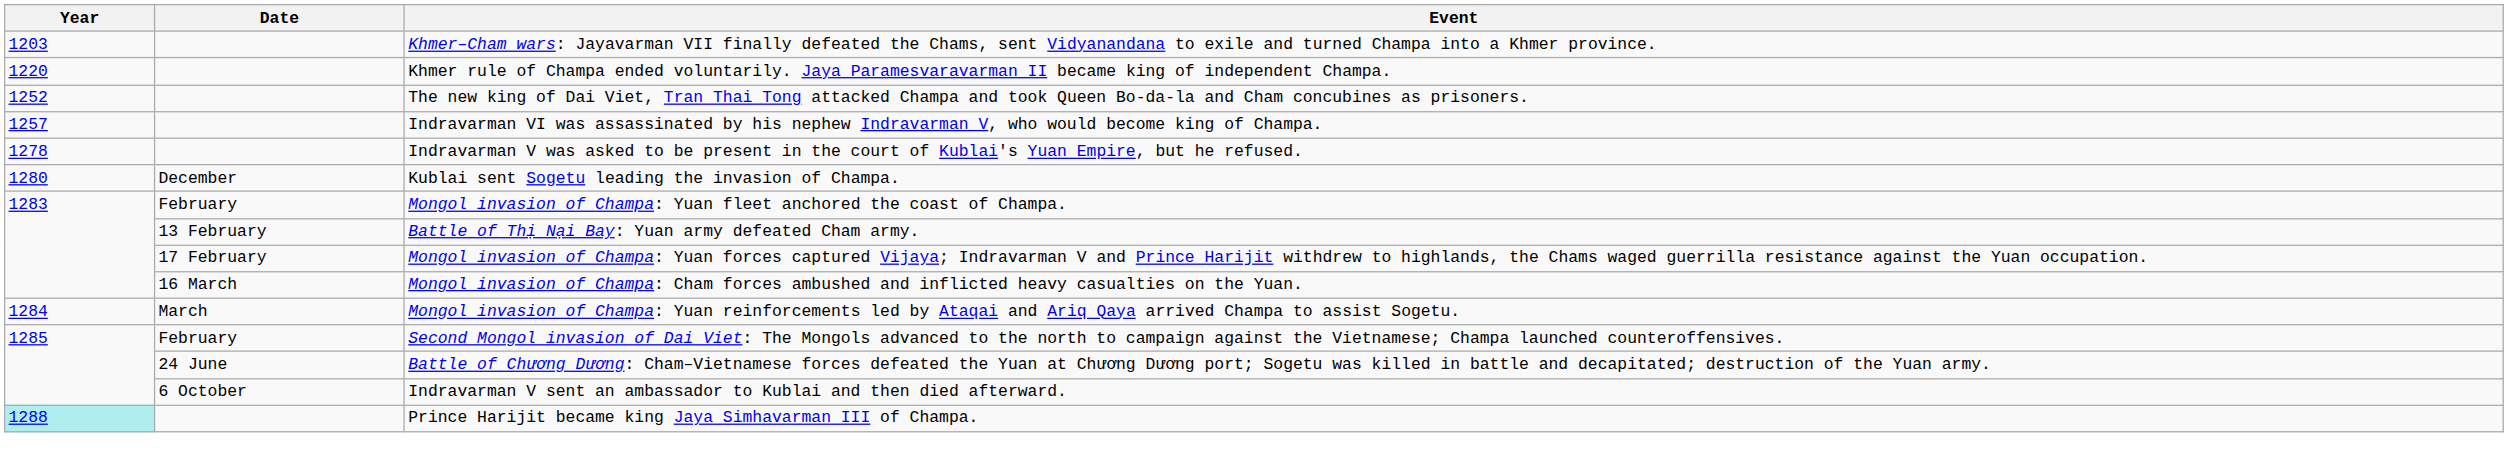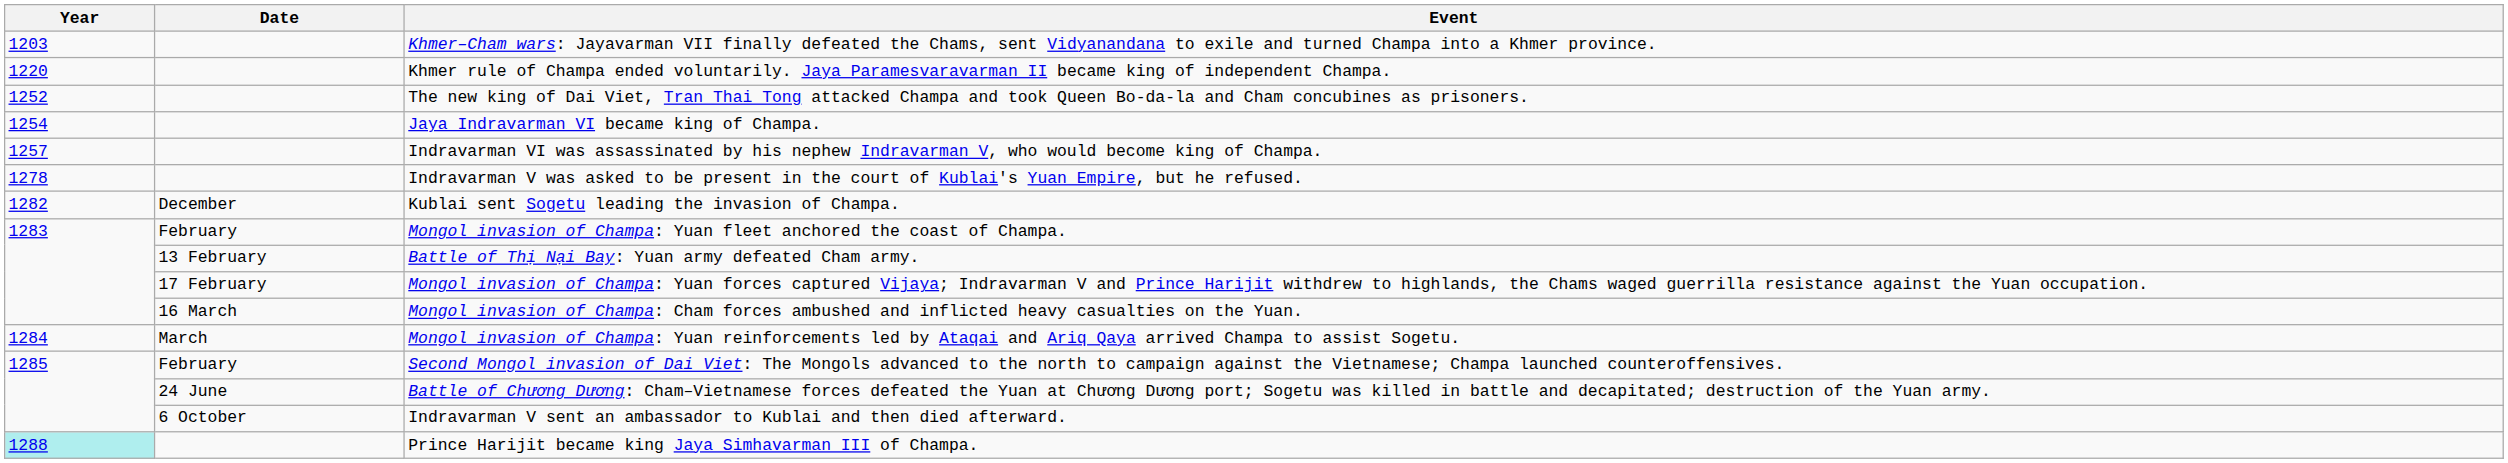+ row: (615, 125)
(28, 178) 1280 -> (28, 205) 1282
